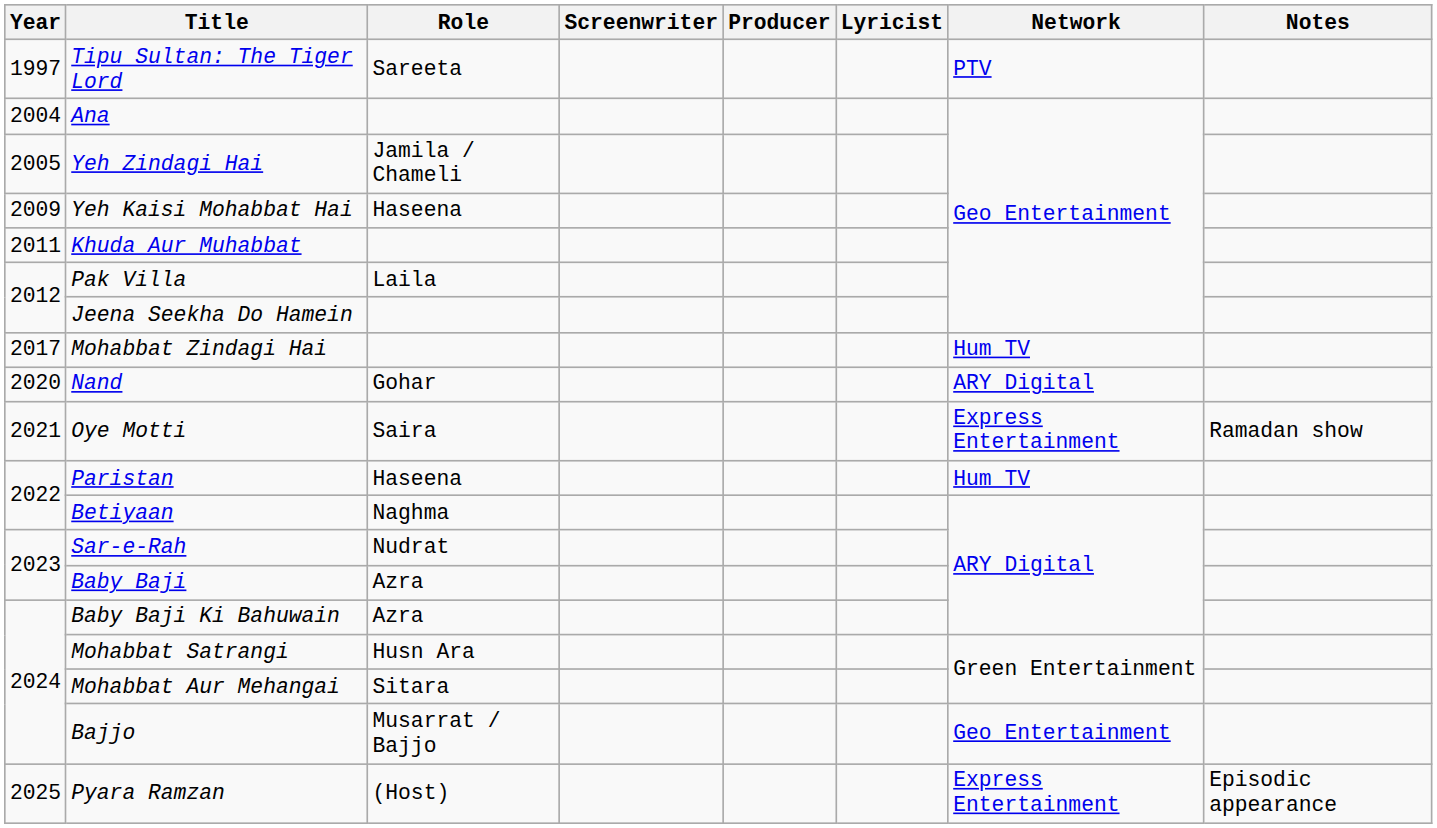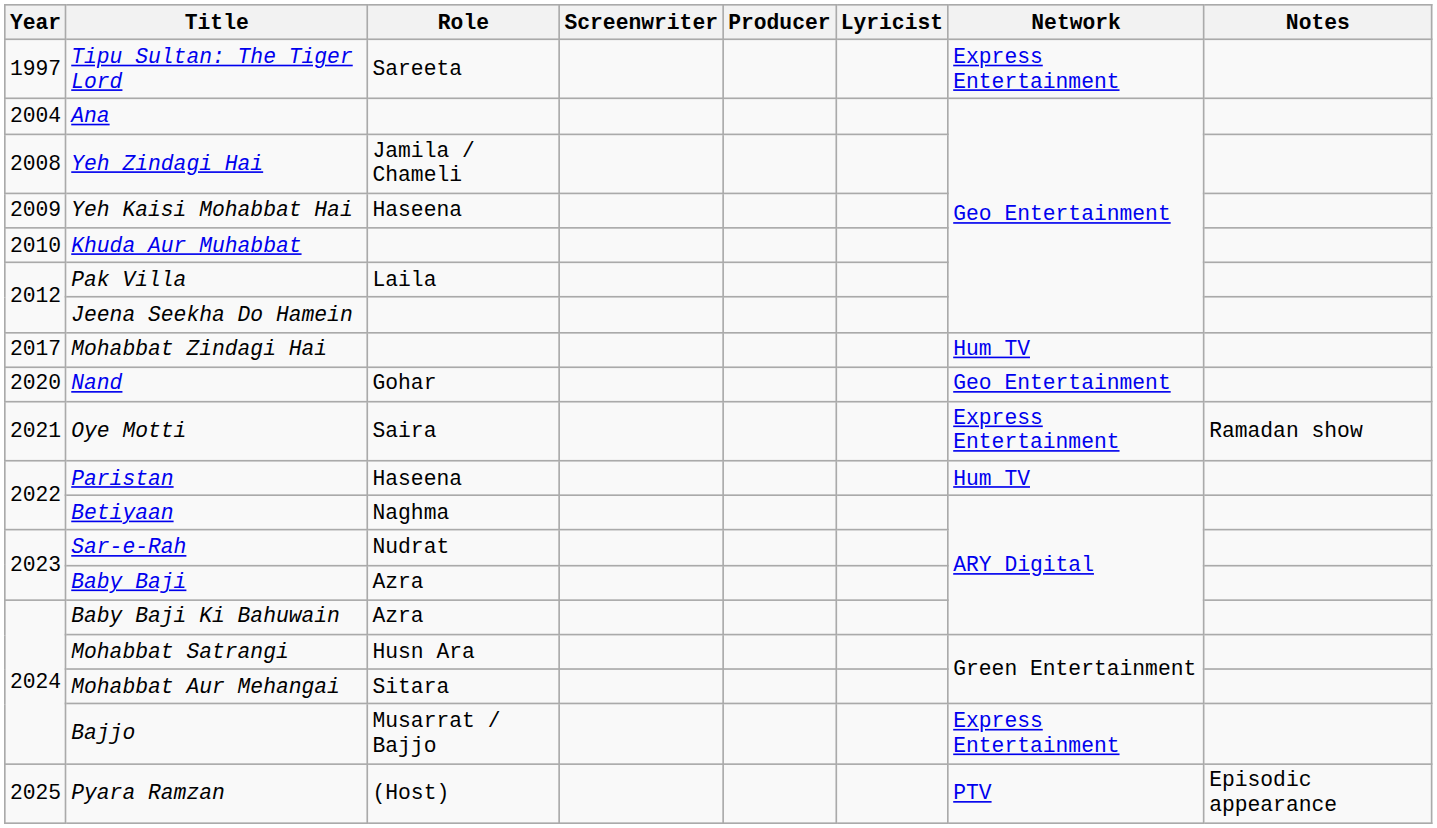(972, 69) PTV -> (1036, 69) Express Entertainment
(35, 163) 2005 -> (35, 163) 2008
(35, 245) 2011 -> (35, 245) 2010
(1024, 384) ARY Digital -> (1062, 384) Geo Entertainment
(1062, 734) Geo Entertainment -> (1036, 734) Express Entertainment
(1036, 793) Express Entertainment -> (972, 793) PTV
